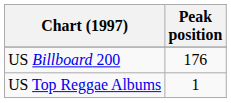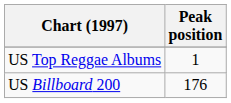rows swapped: (64, 60) <-> (85, 85)
